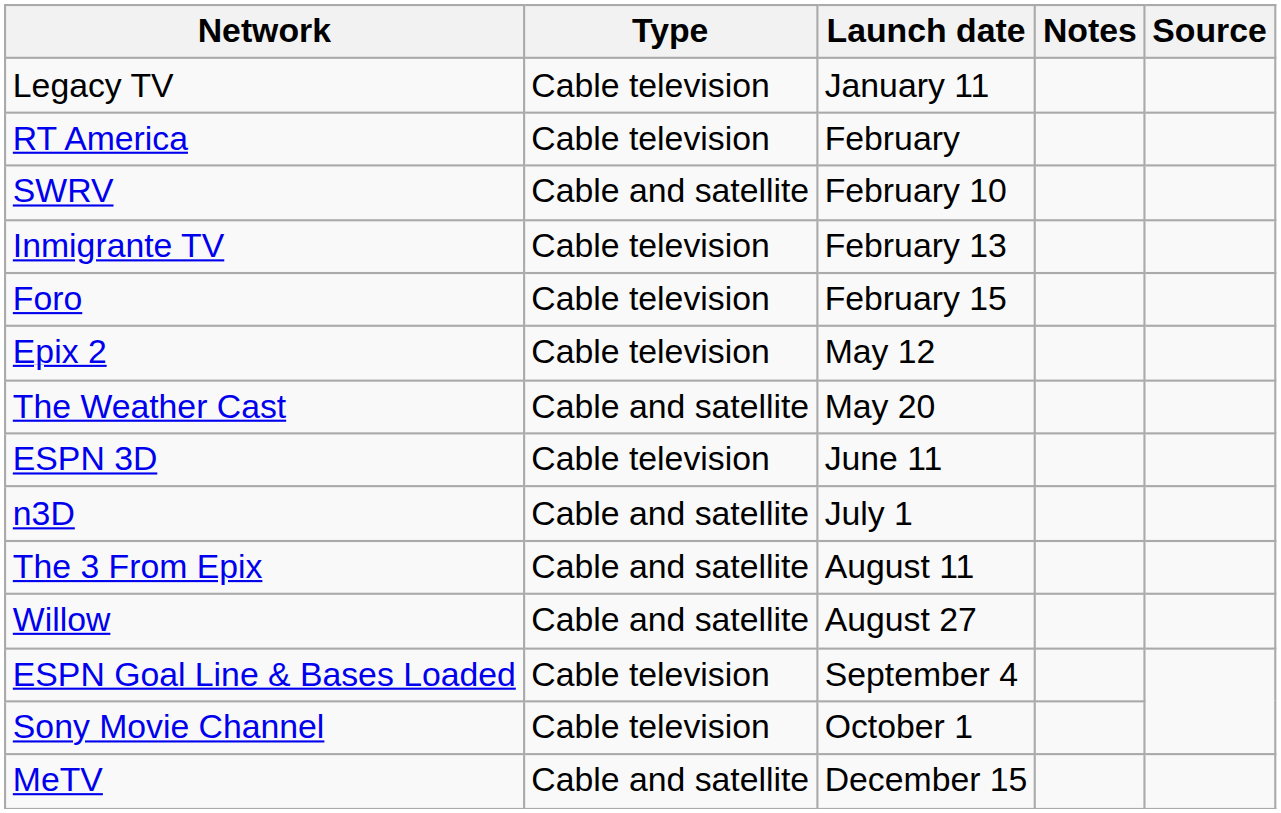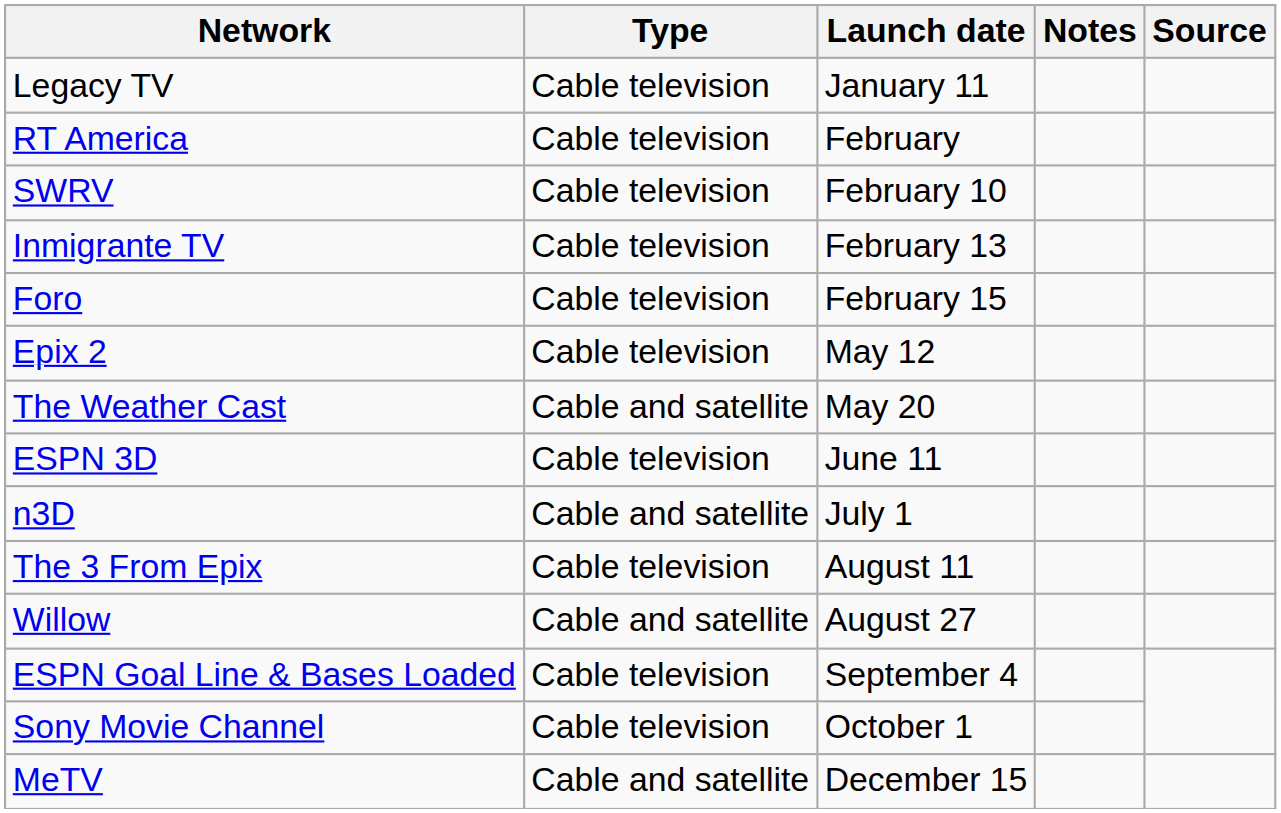(670, 191) Cable and satellite -> (651, 191) Cable television
(670, 566) Cable and satellite -> (651, 566) Cable television
